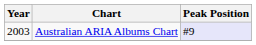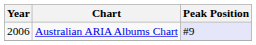(18, 31) 2003 -> (18, 31) 2006
